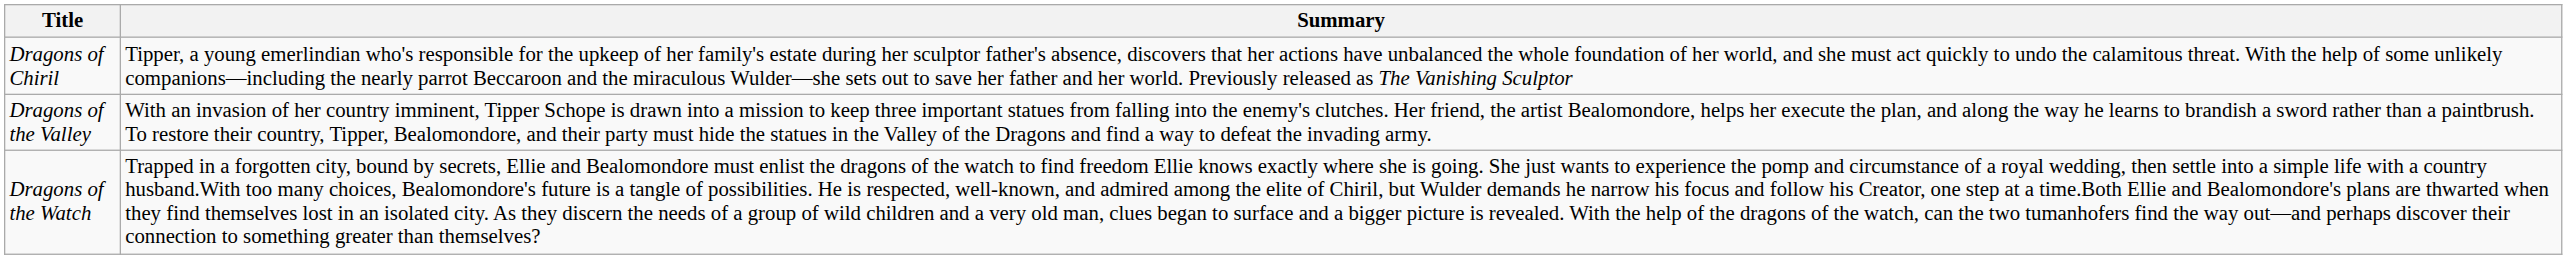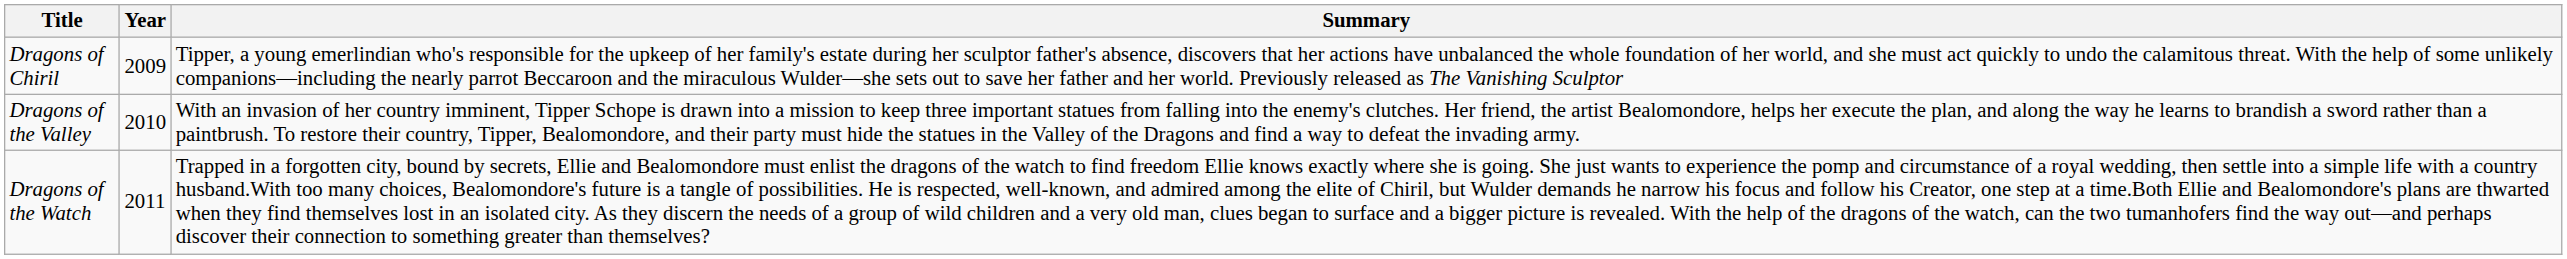+ column: (145, 20)
